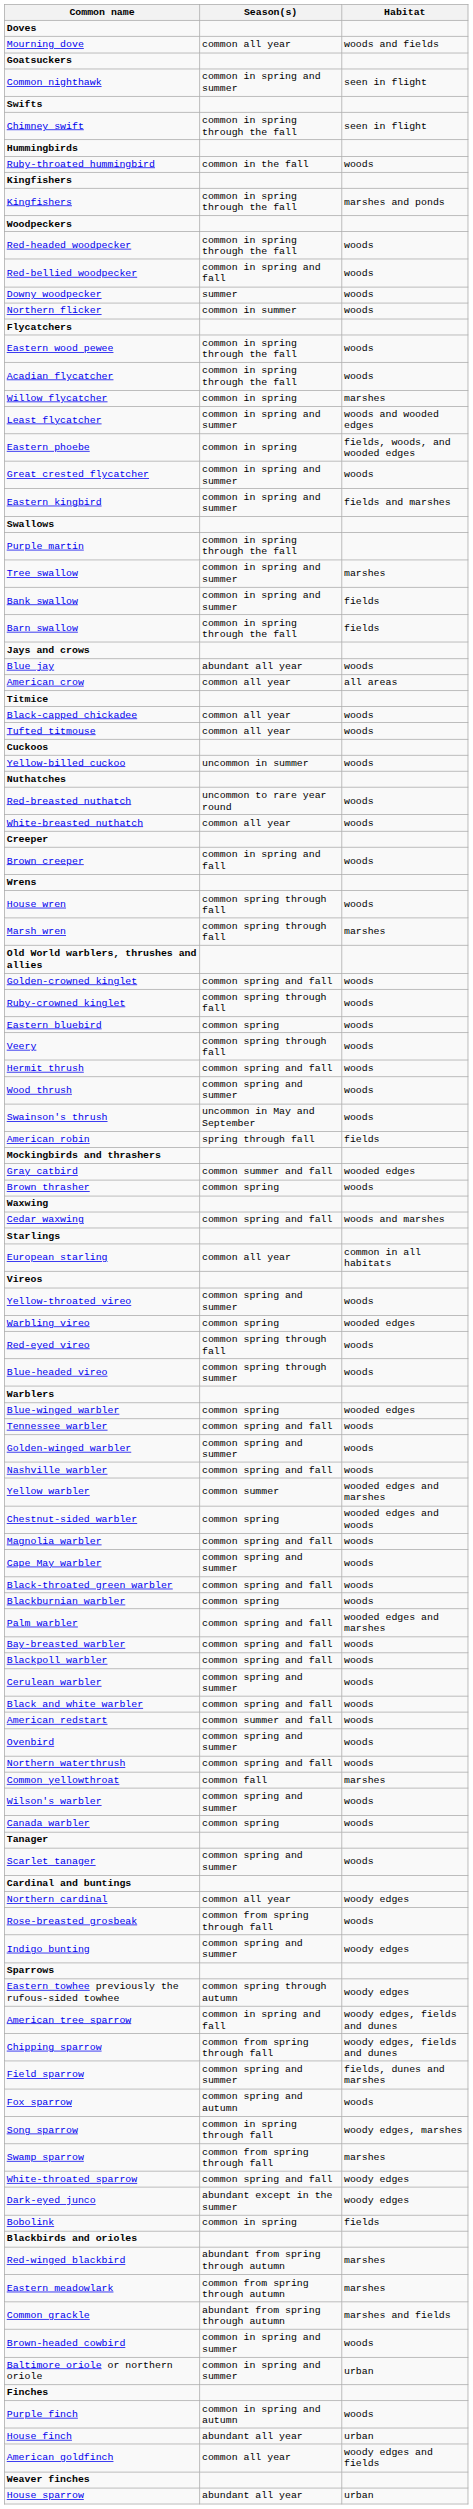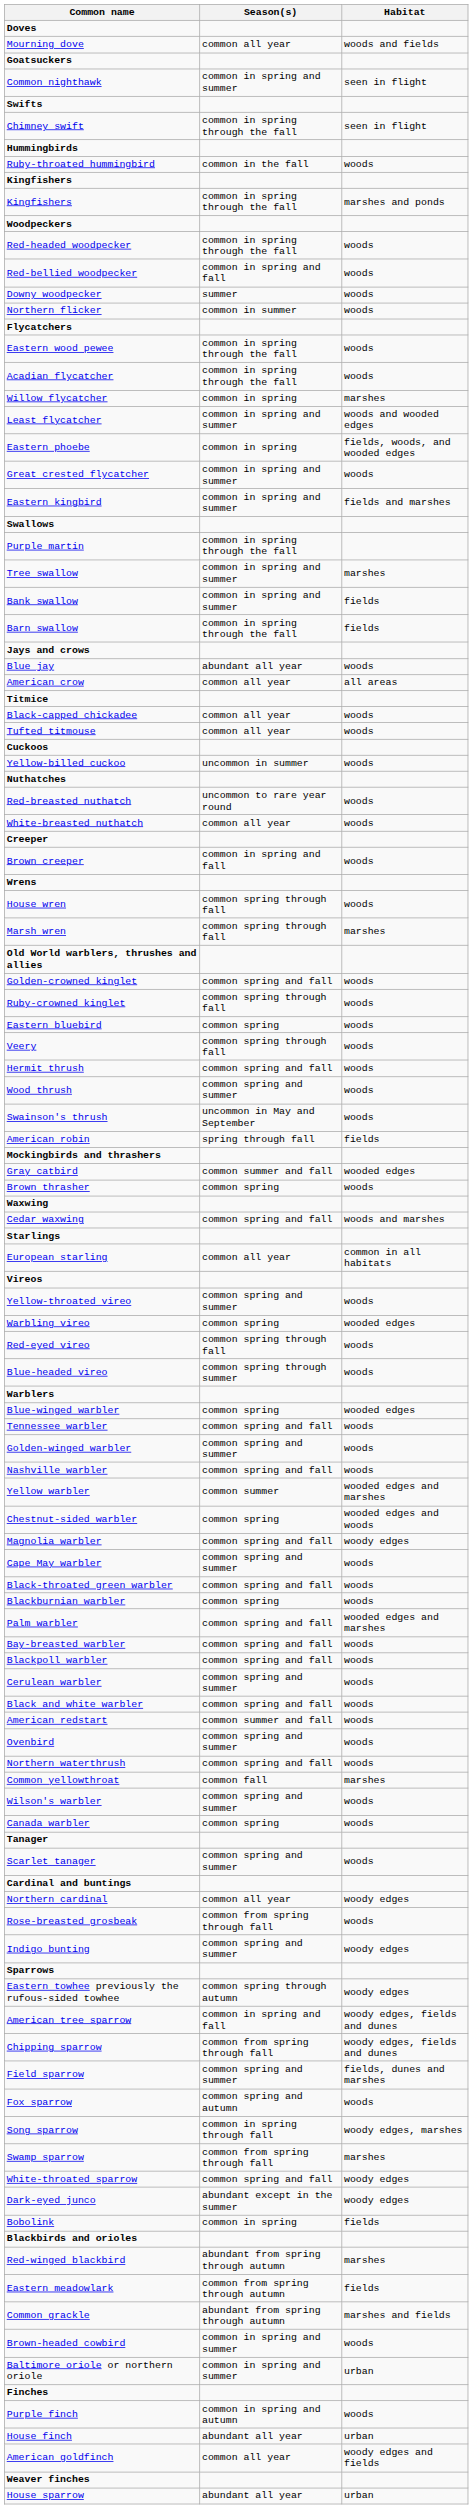(359, 1541) woods -> (377, 1541) woody edges
(365, 2288) marshes -> (362, 2288) fields
